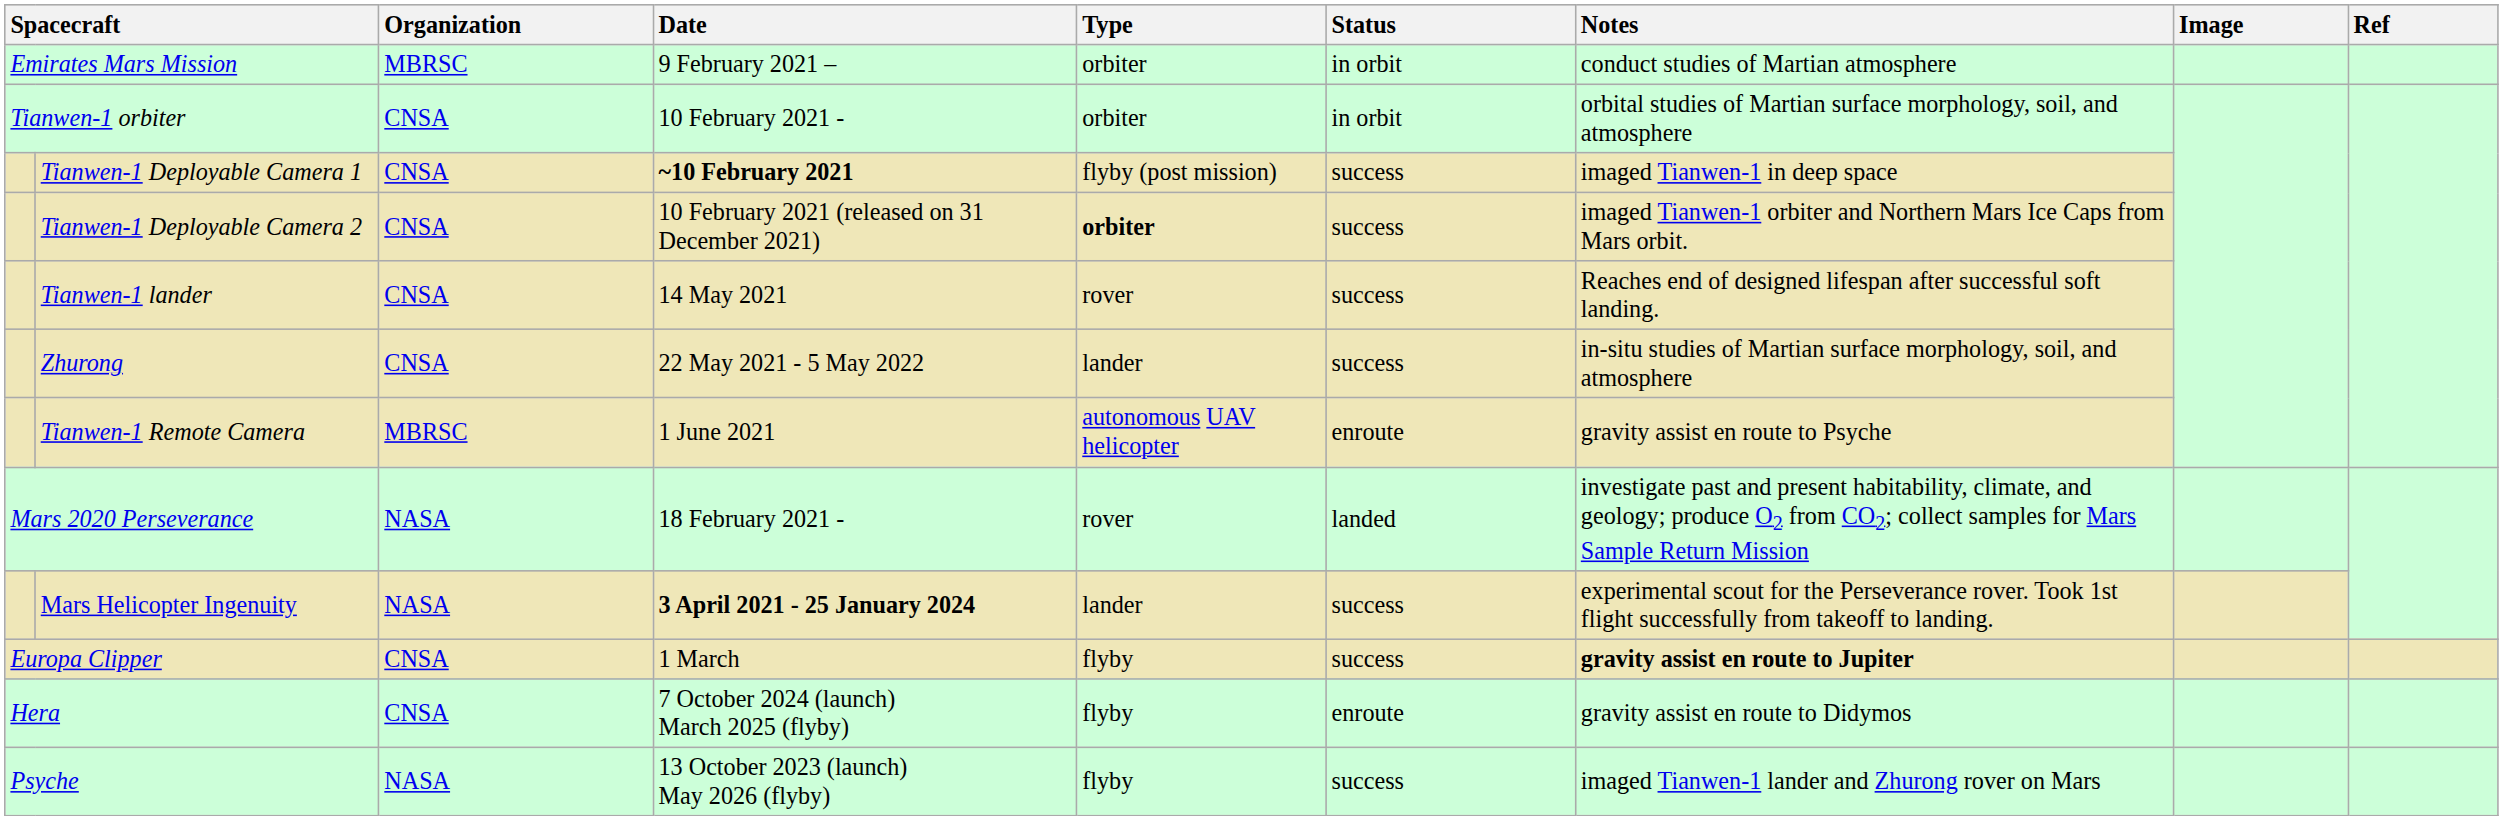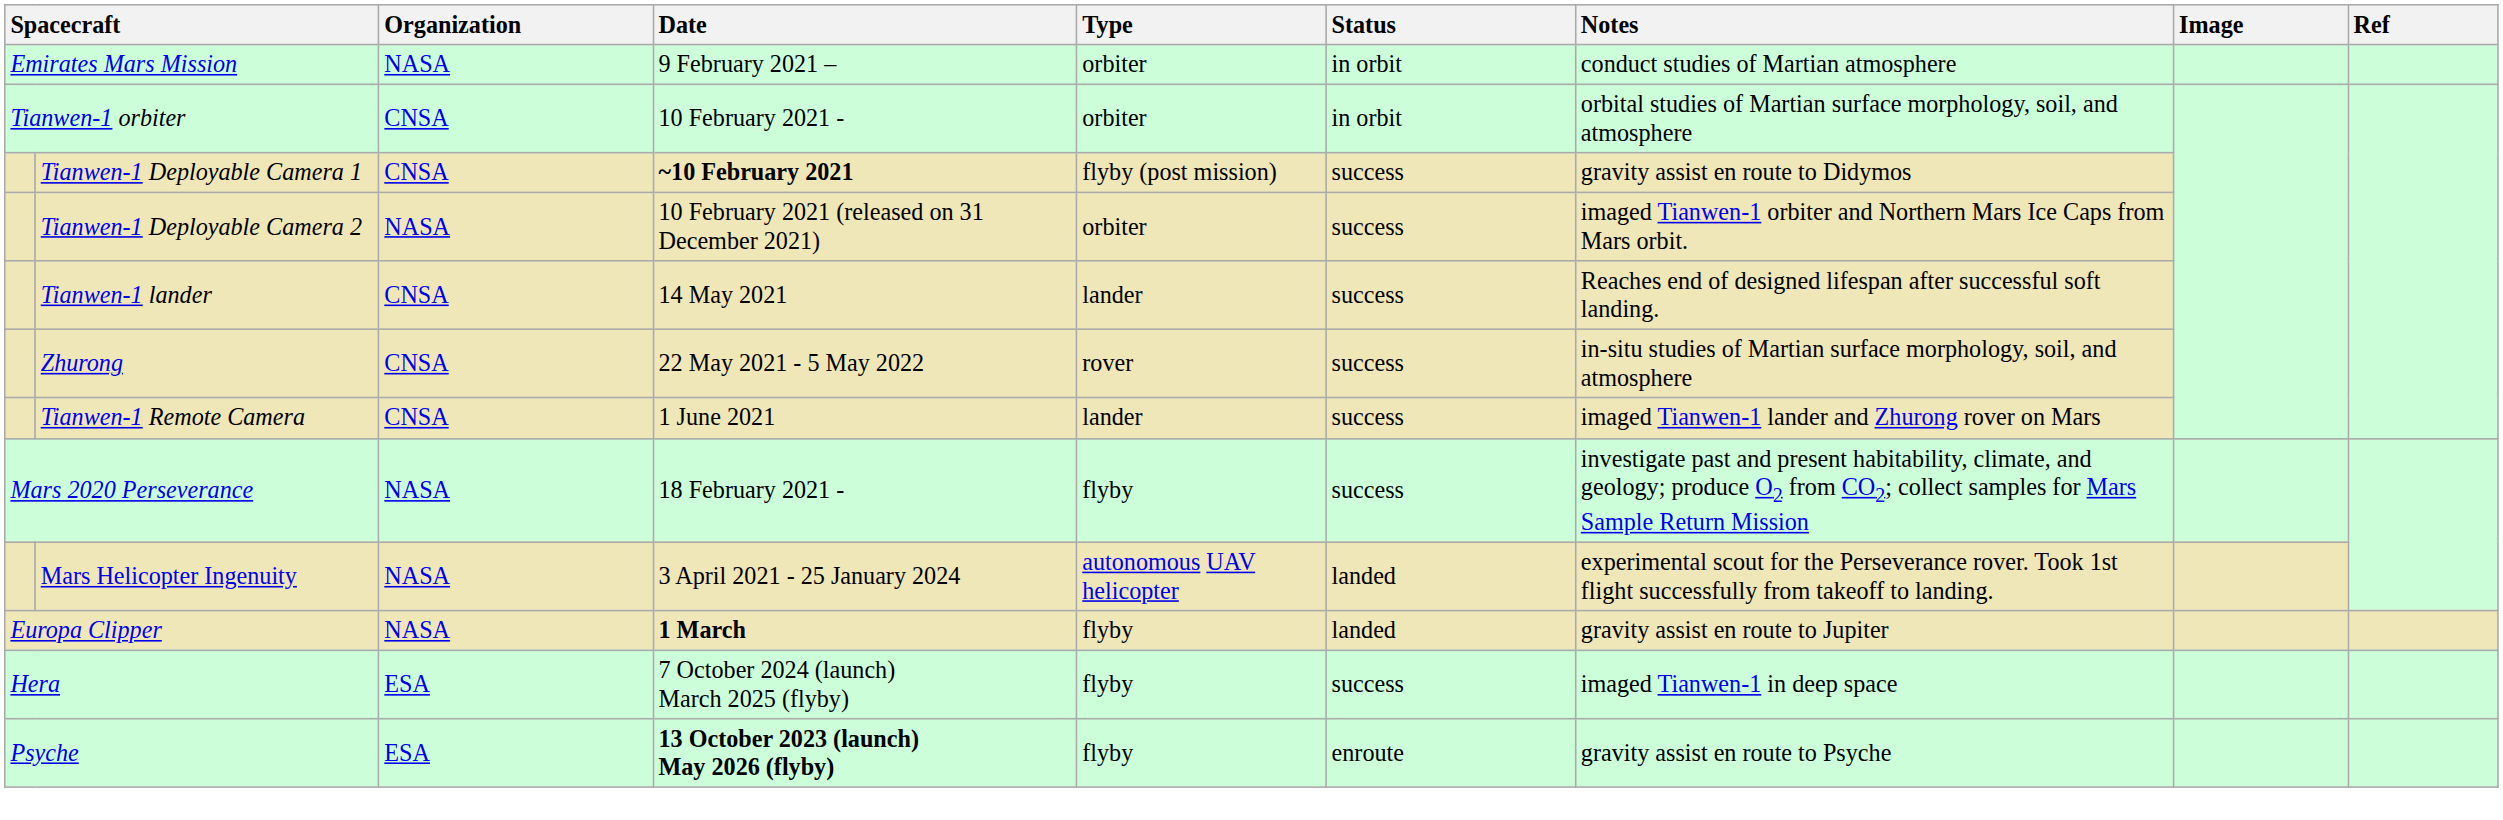(426, 64) MBRSC -> (417, 64) NASA
(1739, 172) imaged Tianwen-1 in deep space -> (1746, 172) gravity assist en route to Didymos
(417, 226) CNSA -> (417, 226) NASA
(1118, 226) bold -> (1114, 226) normal
(1108, 295) rover -> (1112, 295) lander
(1112, 363) lander -> (1108, 363) rover
(426, 432) MBRSC -> (417, 418) CNSA
(1169, 432) autonomous UAV helicopter -> (1112, 418) lander
(1368, 432) enroute -> (1368, 418) success
(1736, 432) gravity assist en route to Psyche -> (1841, 418) imaged Tianwen-1 lander and Zhurong rover on Mars
(1108, 518) rover -> (1108, 489) flyby
(1364, 518) landed -> (1368, 489) success
(817, 604) bold -> (809, 575) normal
(1112, 604) lander -> (1169, 575) autonomous UAV helicopter
(1368, 604) success -> (1364, 575) landed
(417, 658) CNSA -> (417, 629) NASA
(699, 658) normal -> (702, 629) bold
(1368, 658) success -> (1364, 629) landed
(1747, 658) bold -> (1735, 629) normal
(417, 712) CNSA -> (407, 684) ESA
(1368, 712) enroute -> (1368, 684) success
(1746, 712) gravity assist en route to Didymos -> (1739, 684) imaged Tianwen-1 in deep space
(417, 781) NASA -> (407, 752) ESA
(783, 781) normal -> (789, 752) bold
(1368, 781) success -> (1368, 752) enroute
(1841, 781) imaged Tianwen-1 lander and Zhurong rover on Mars -> (1736, 752) gravity assist en route to Psyche
